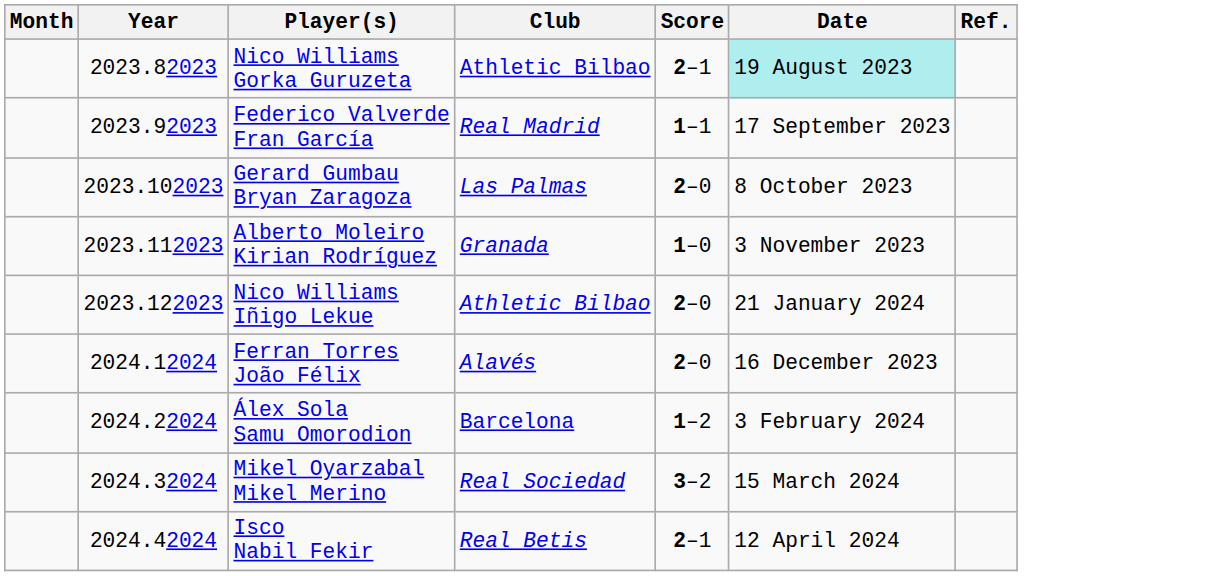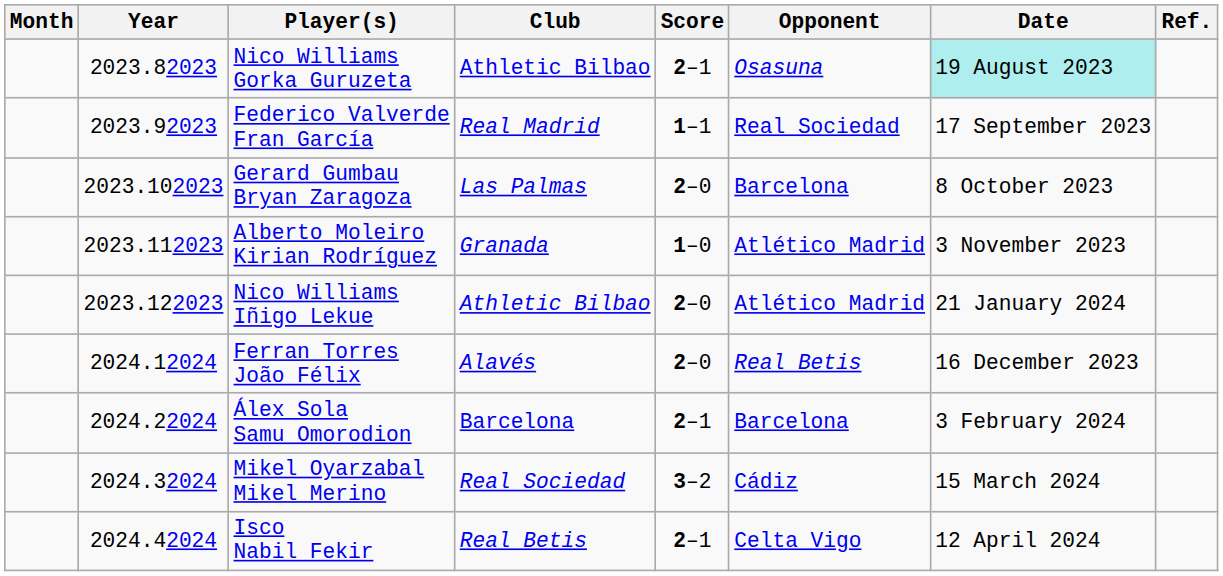+ column: (830, 22)
(692, 423) 1–2 -> (692, 423) 2–1
